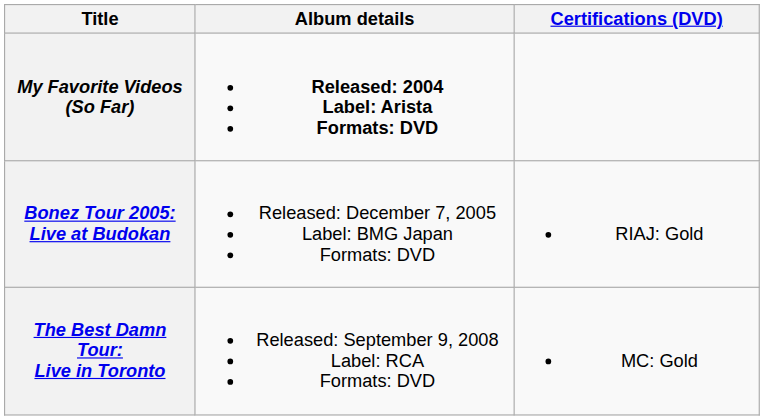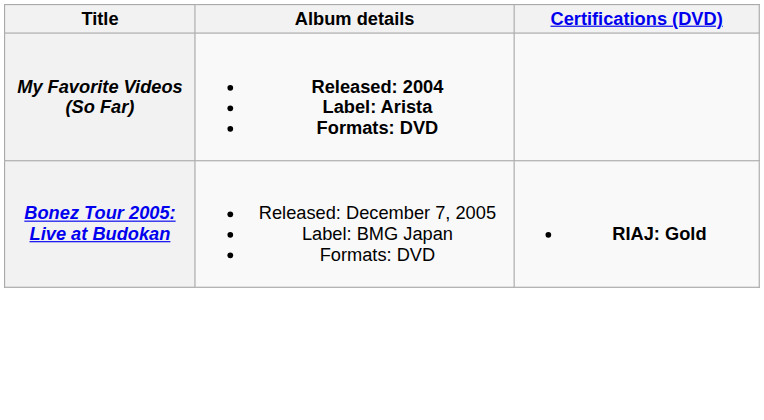(637, 234) normal -> (637, 234) bold
- row: (100, 350)
